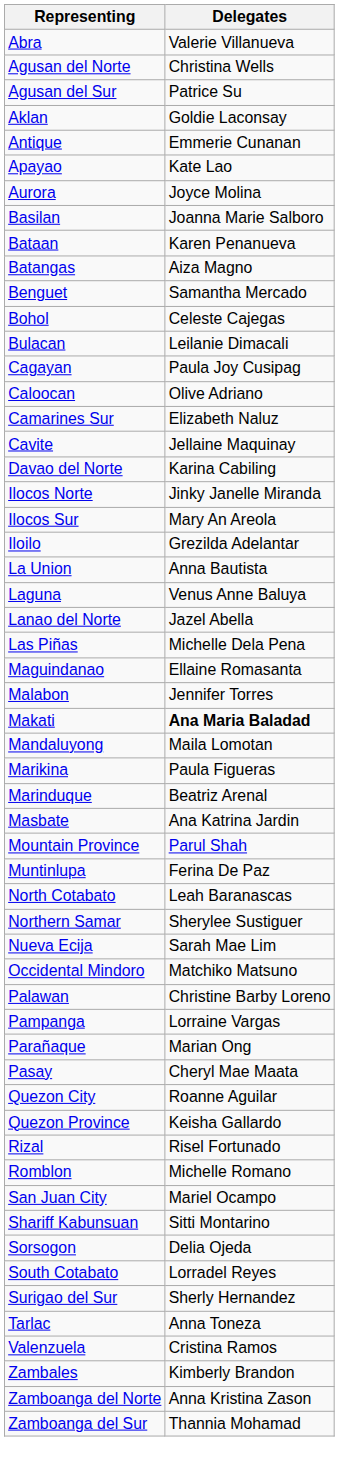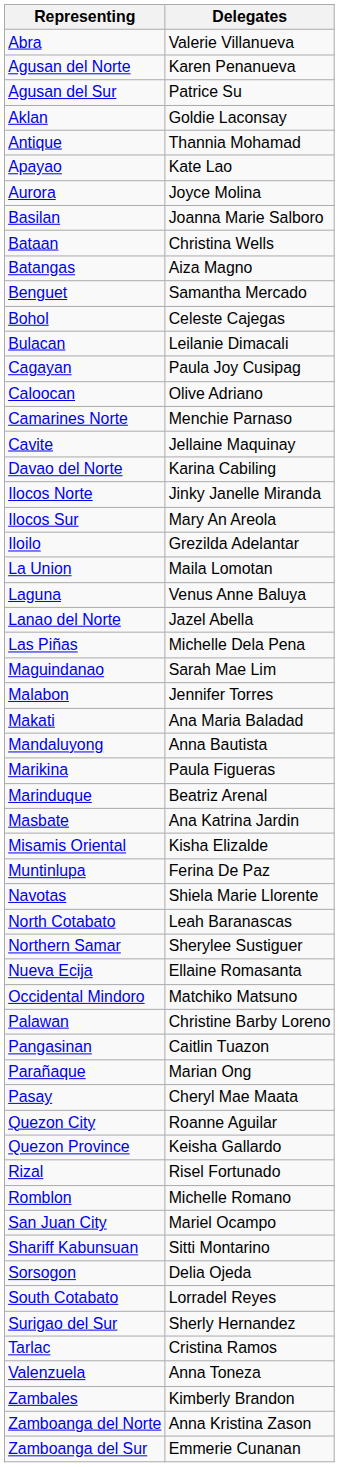(221, 67) Christina Wells -> (232, 67) Karen Penanueva
(235, 142) Emmerie Cunanan -> (235, 142) Thannia Mohamad
(232, 243) Karen Penanueva -> (221, 243) Christina Wells
+ row: (68, 419)
- row: (61, 419)
(218, 569) Anna Bautista -> (221, 569) Maila Lomotan
(235, 670) Ellaine Romasanta -> (222, 670) Sarah Mae Lim
(240, 720) bold -> (236, 720) normal
(221, 745) Maila Lomotan -> (218, 745) Anna Bautista
+ row: (67, 846)
- row: (74, 846)
+ row: (37, 896)
(222, 946) Sarah Mae Lim -> (235, 971) Ellaine Romasanta
- row: (46, 1021)
+ row: (50, 1047)
(215, 1323) Anna Toneza -> (223, 1348) Cristina Ramos
(223, 1348) Cristina Ramos -> (215, 1373) Anna Toneza
(235, 1423) Thannia Mohamad -> (235, 1448) Emmerie Cunanan
